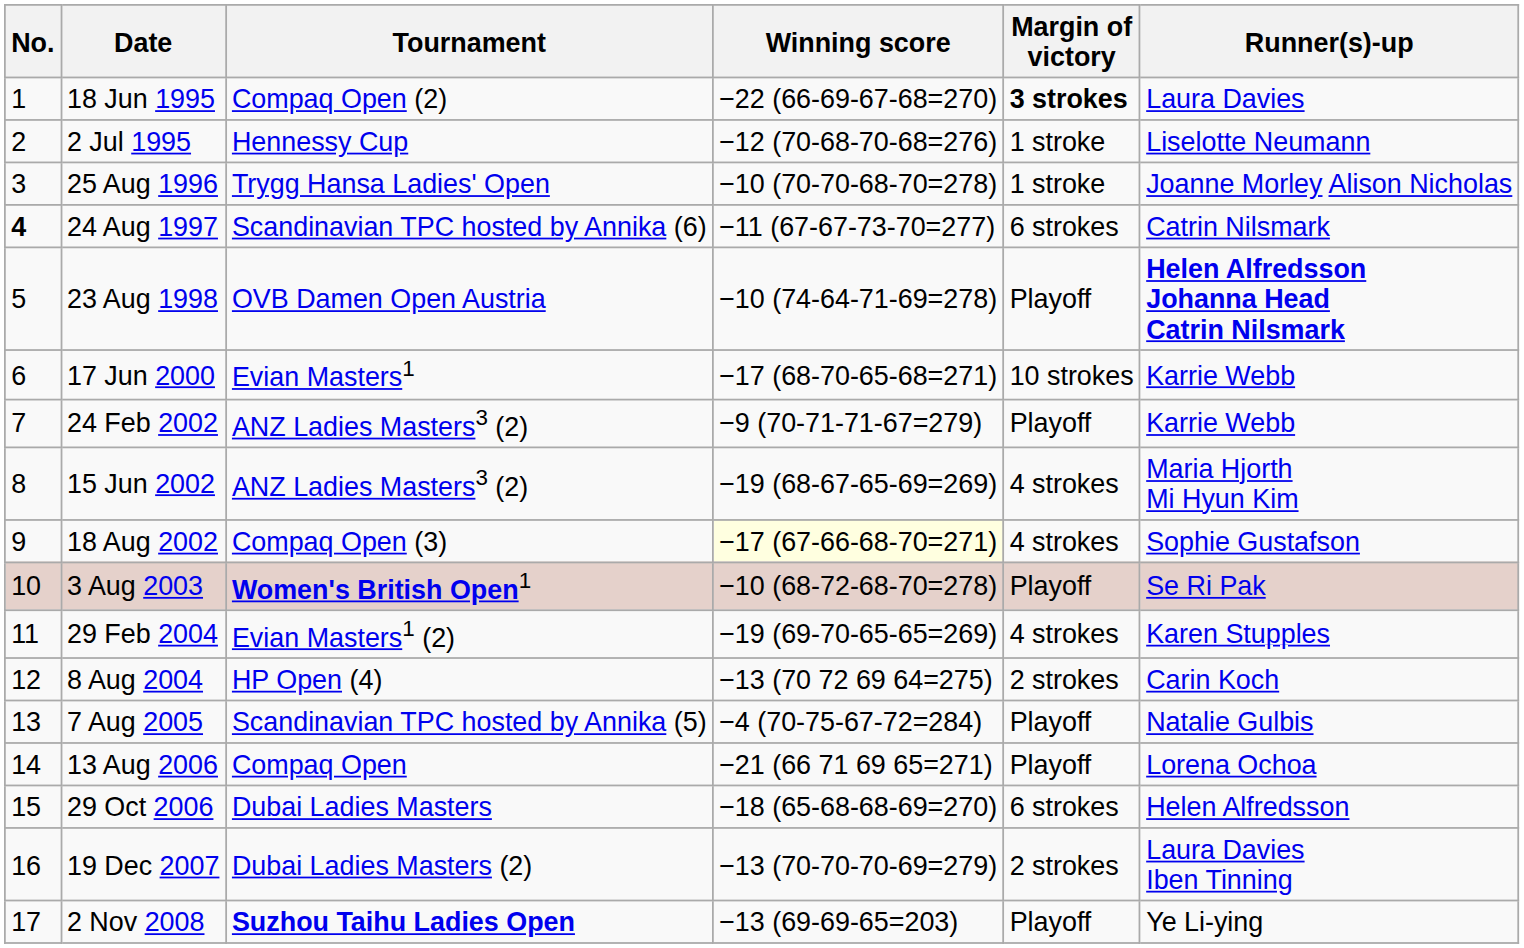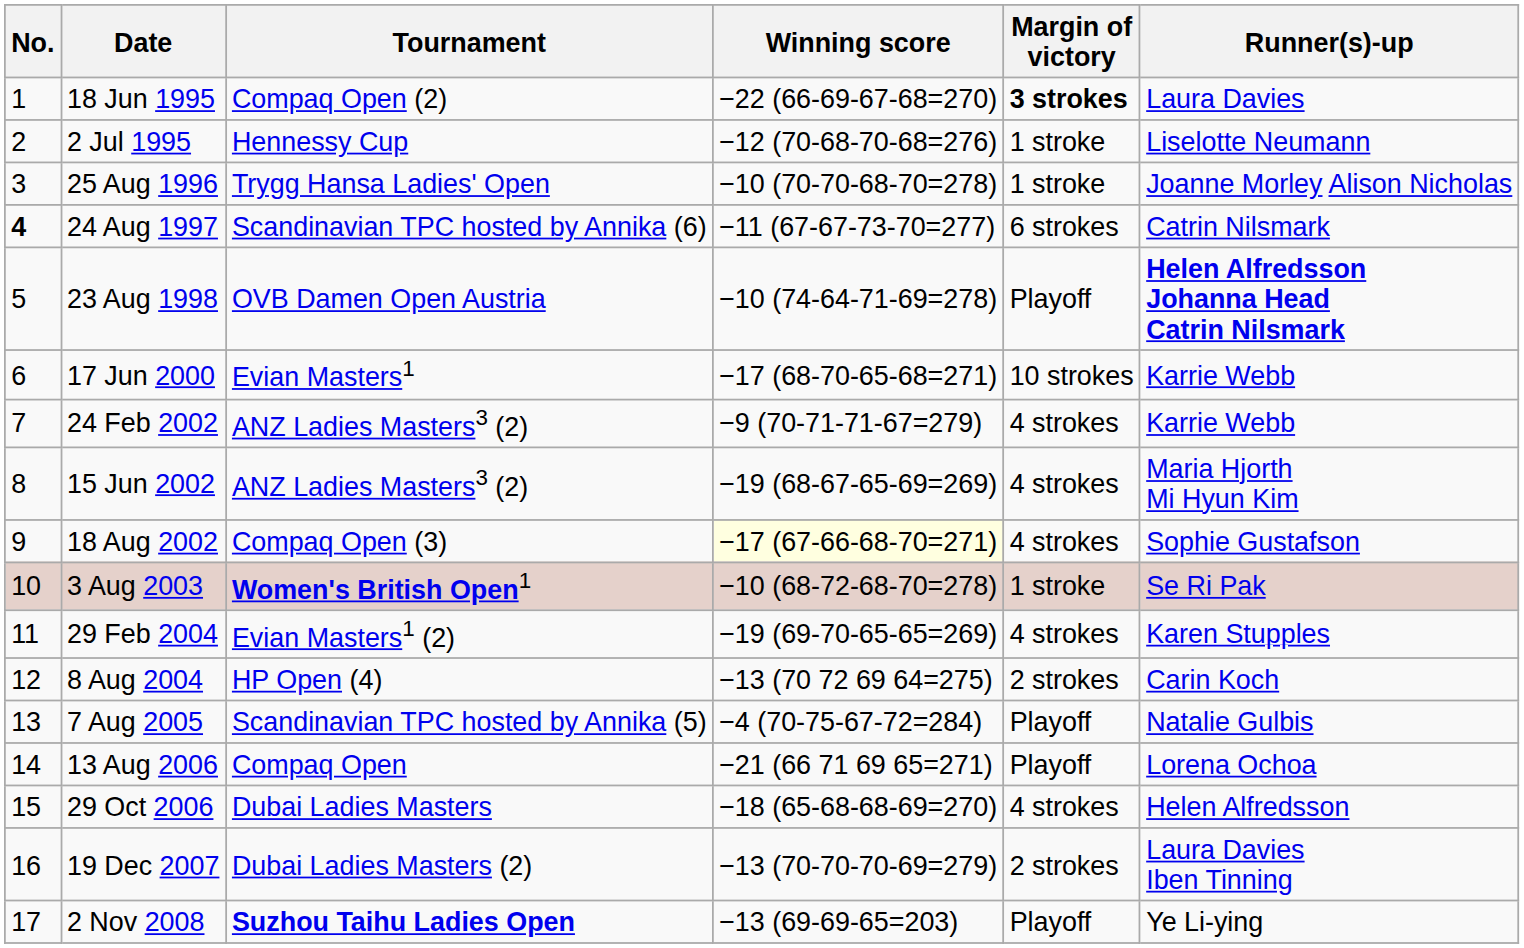(1050, 423) Playoff -> (1064, 423) 4 strokes
(1050, 586) Playoff -> (1057, 586) 1 stroke
(1064, 807) 6 strokes -> (1064, 807) 4 strokes
